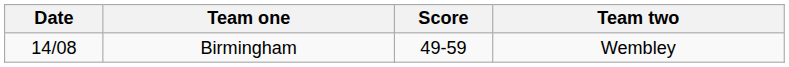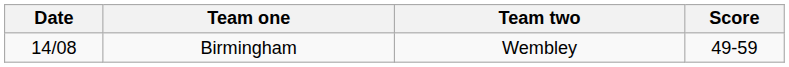columns swapped: (443, 18) <-> (638, 18)
